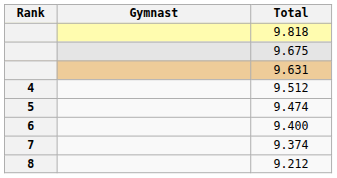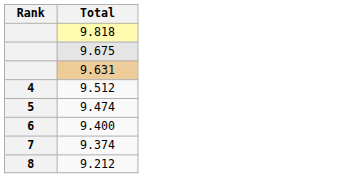- column: (154, 14)
